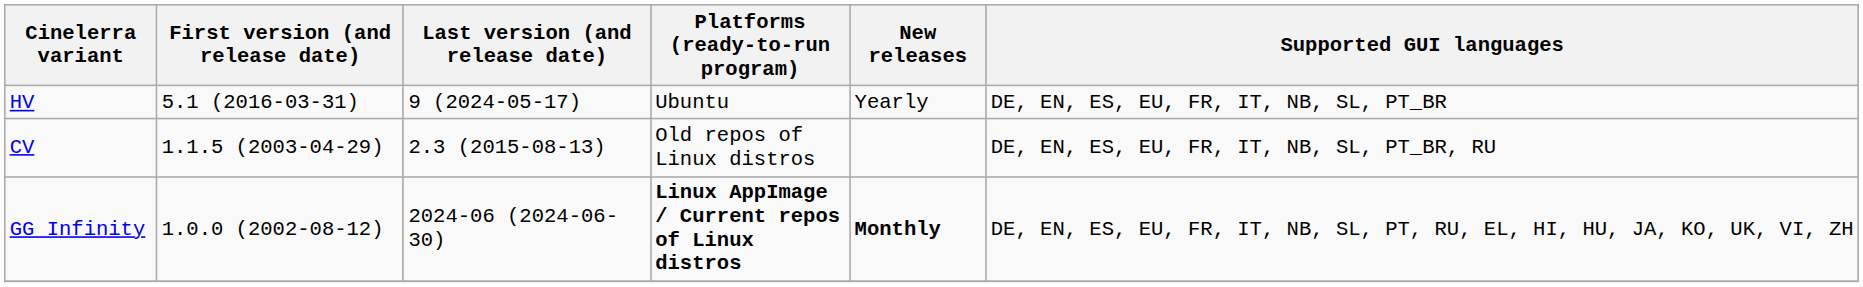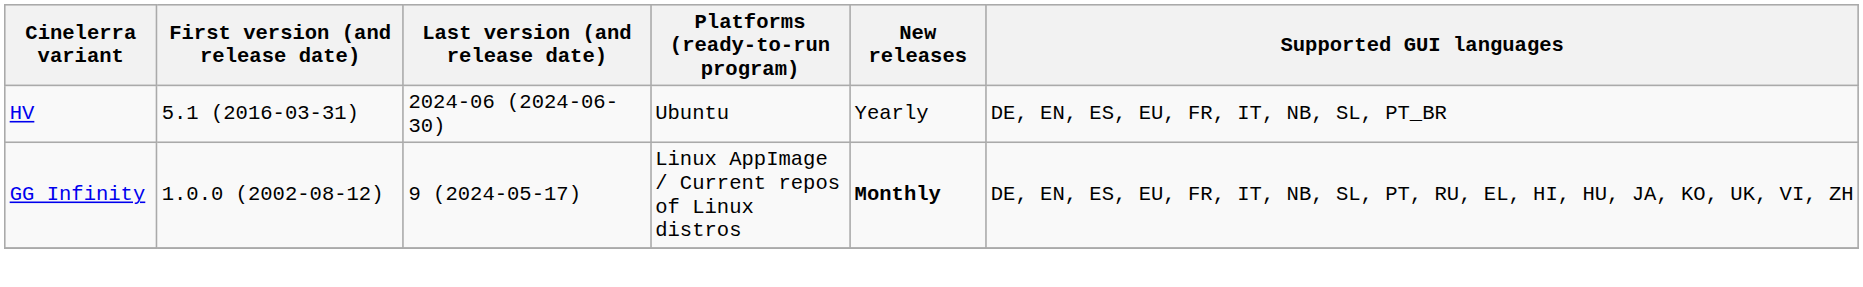(495, 102) 9 (2024-05-17) -> (513, 114) 2024-06 (2024-06-30)
- row: (22, 148)
(513, 229) 2024-06 (2024-06-30) -> (495, 195) 9 (2024-05-17)
(748, 229) bold -> (748, 195) normal
